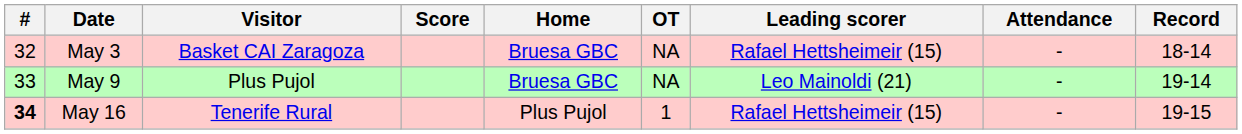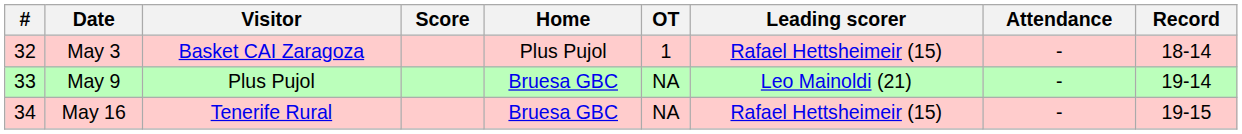(563, 50) Bruesa GBC -> (563, 50) Plus Pujol
(666, 50) NA -> (666, 50) 1
(25, 112) bold -> (25, 112) normal
(563, 112) Plus Pujol -> (563, 112) Bruesa GBC
(666, 112) 1 -> (666, 112) NA
